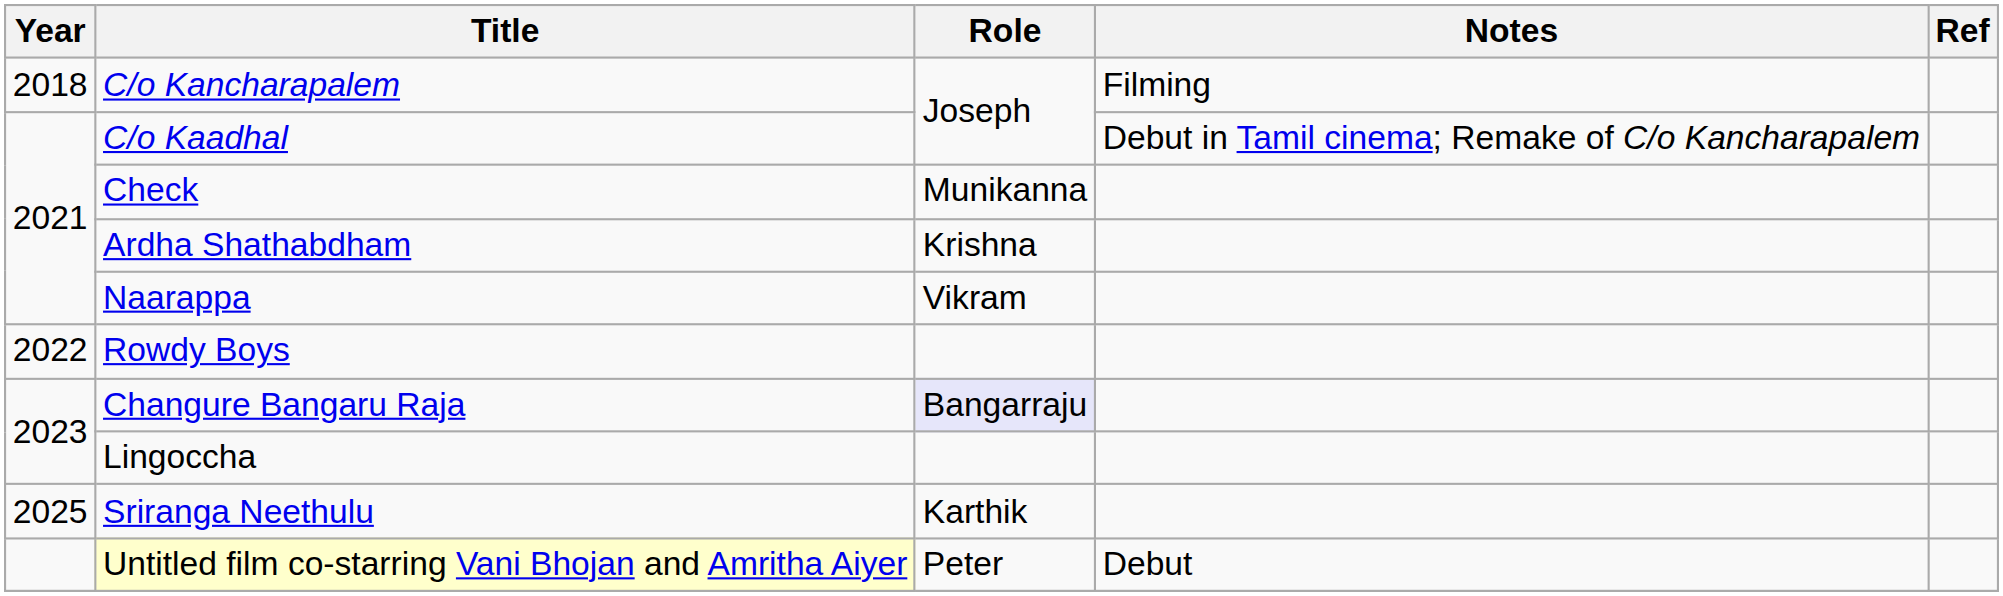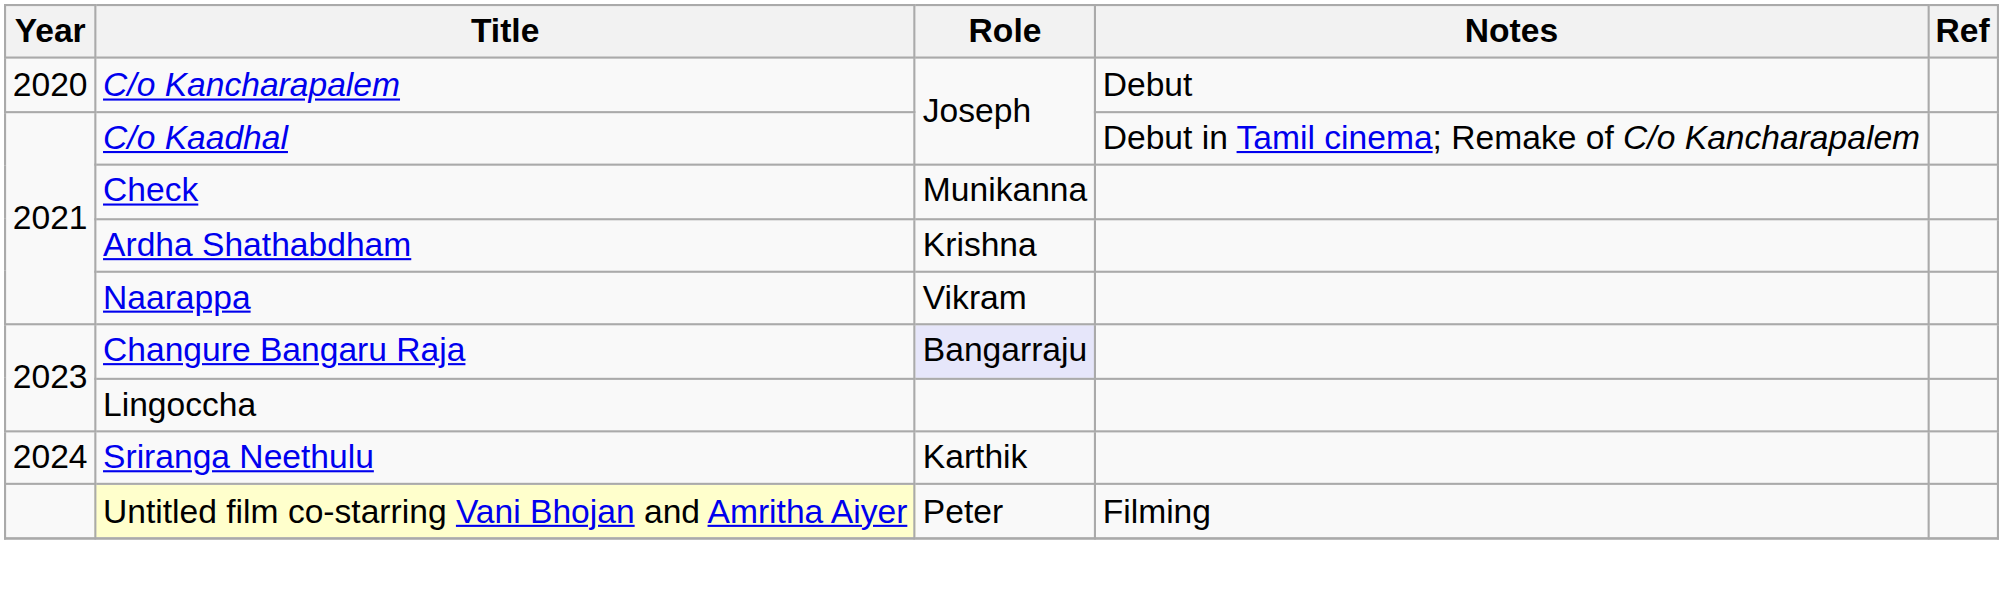(50, 84) 2018 -> (50, 84) 2020
(1157, 84) Filming -> (1148, 84) Debut
- row: (196, 350)
(50, 510) 2025 -> (50, 457) 2024
(1148, 564) Debut -> (1157, 510) Filming
